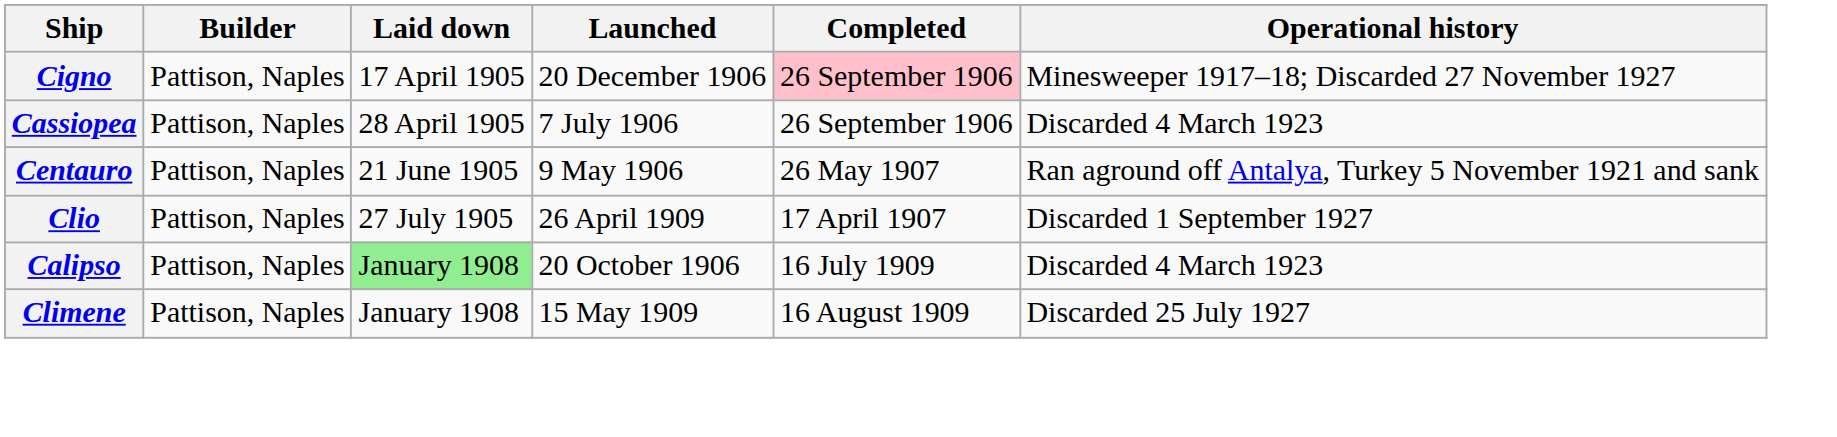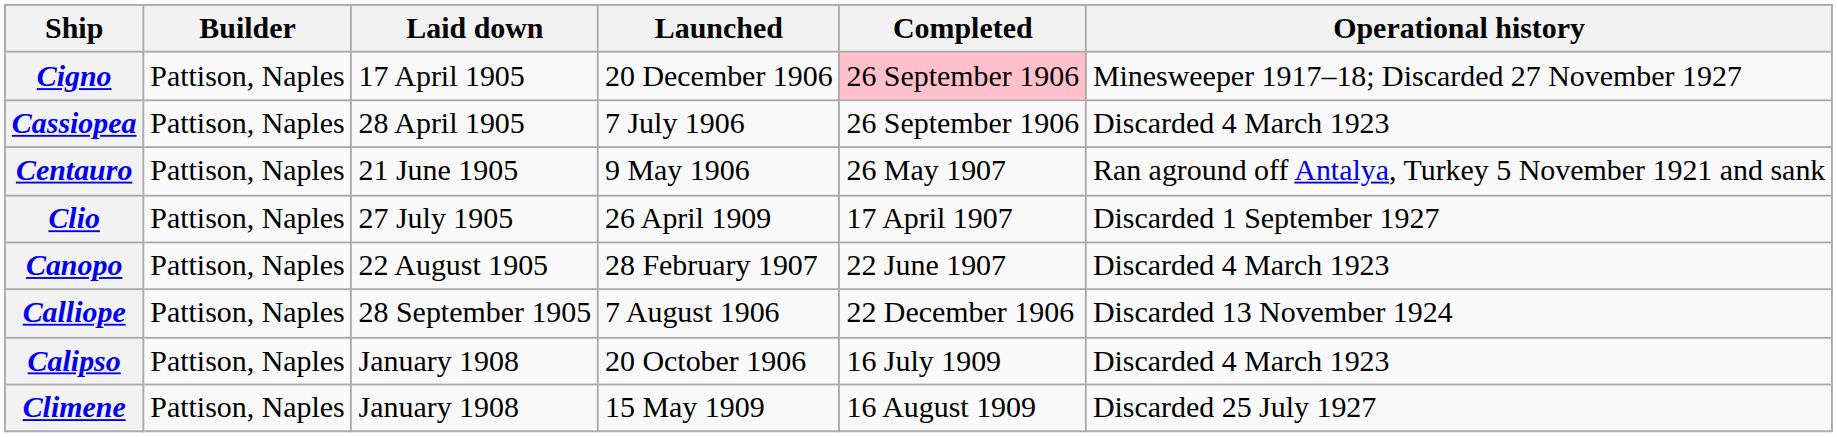+ row: (74, 265)
+ row: (74, 312)
(439, 265) lightgreen background -> (439, 360) no background
